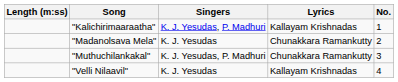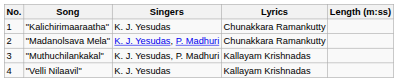columns swapped: (384, 12) <-> (37, 12)
(213, 27) K. J. Yesudas, P. Madhuri -> (142, 27) K. J. Yesudas
(313, 27) Kallayam Krishnadas -> (275, 27) Chunakkara Ramankutty
(189, 41) K. J. Yesudas -> (167, 41) K. J. Yesudas, P. Madhuri
(321, 56) Chunakkara Ramankutty -> (267, 56) Kallayam Krishnadas
